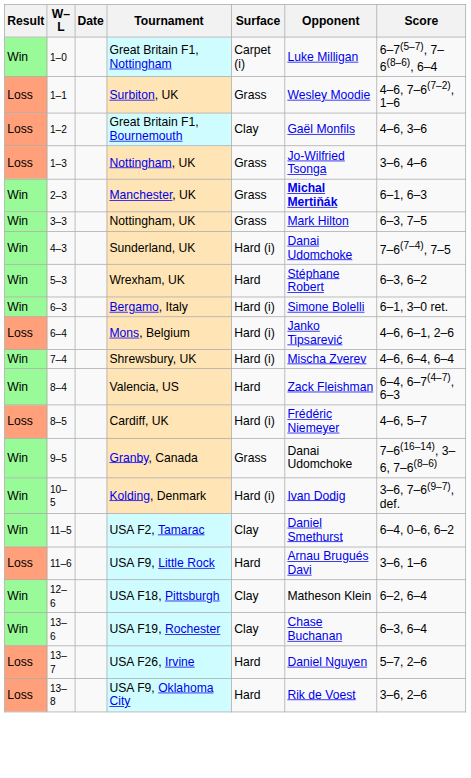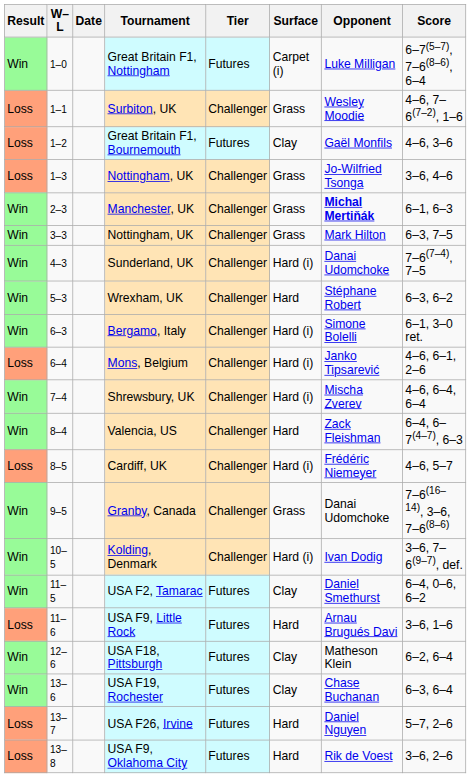+ column: (238, 20)
